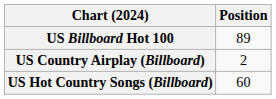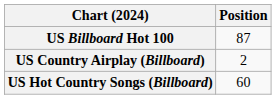(243, 37) 89 -> (243, 37) 87
